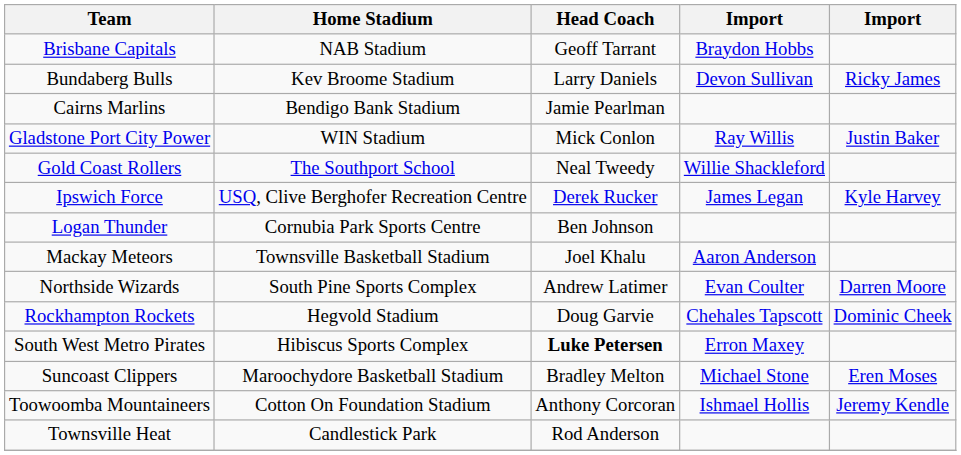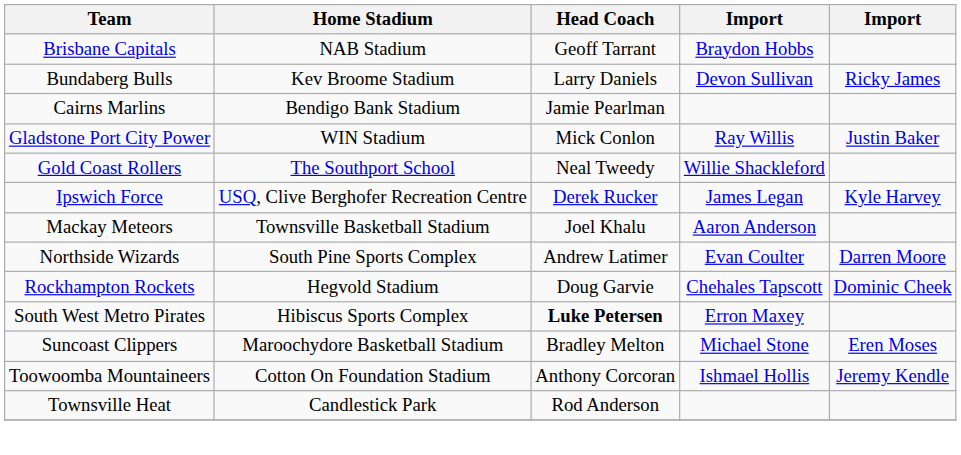- row: (110, 227)
